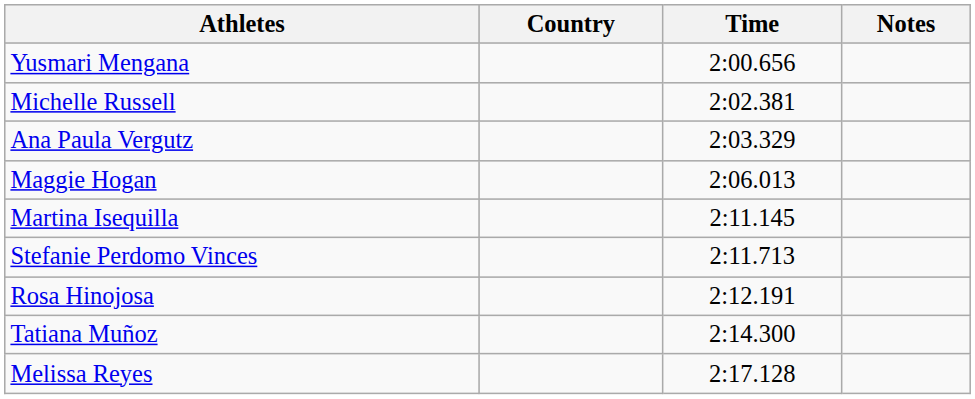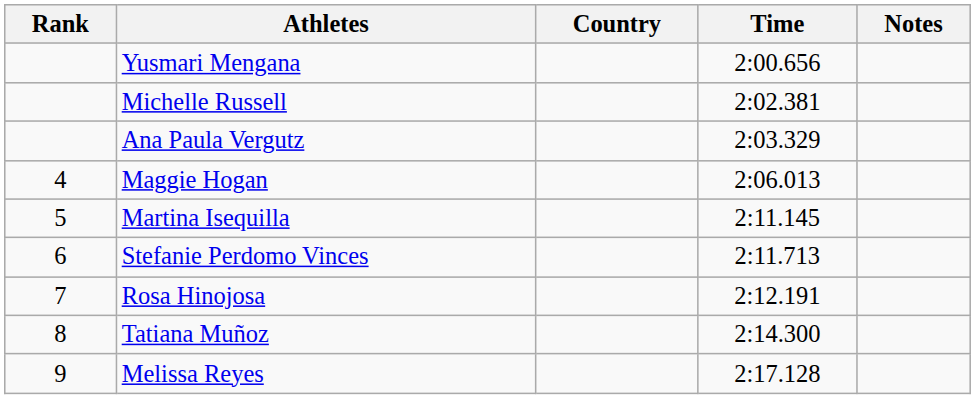+ column: (60, 23)
